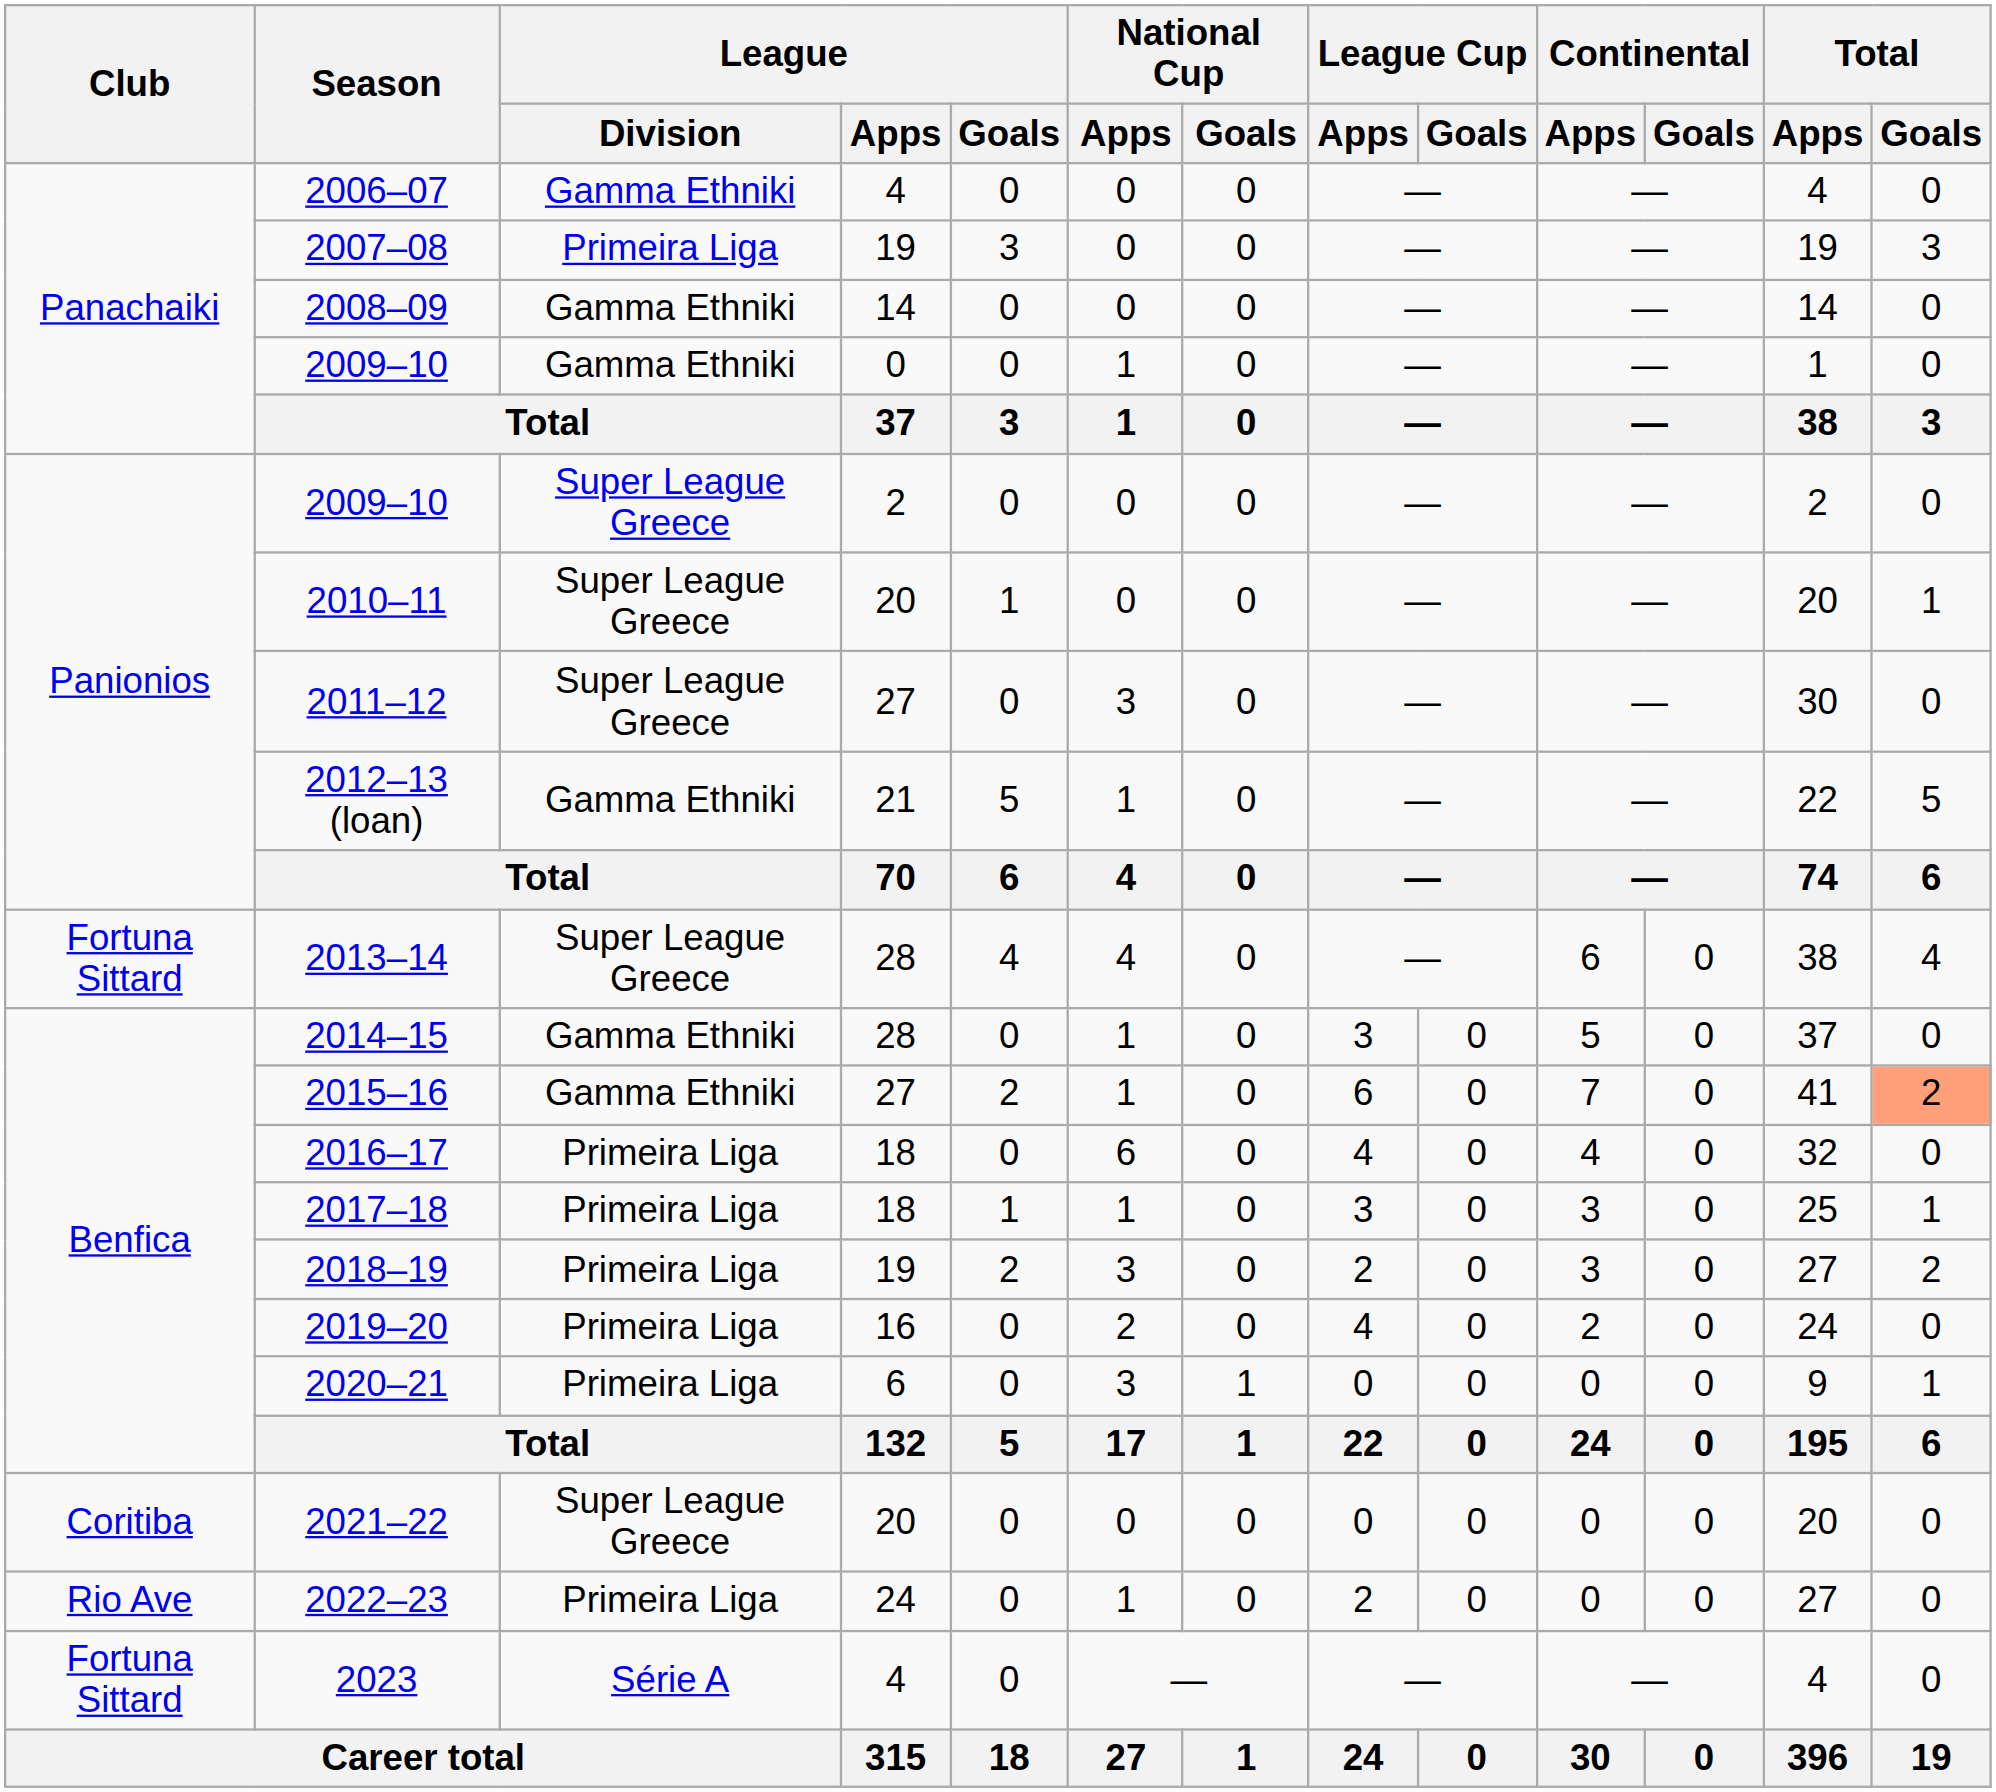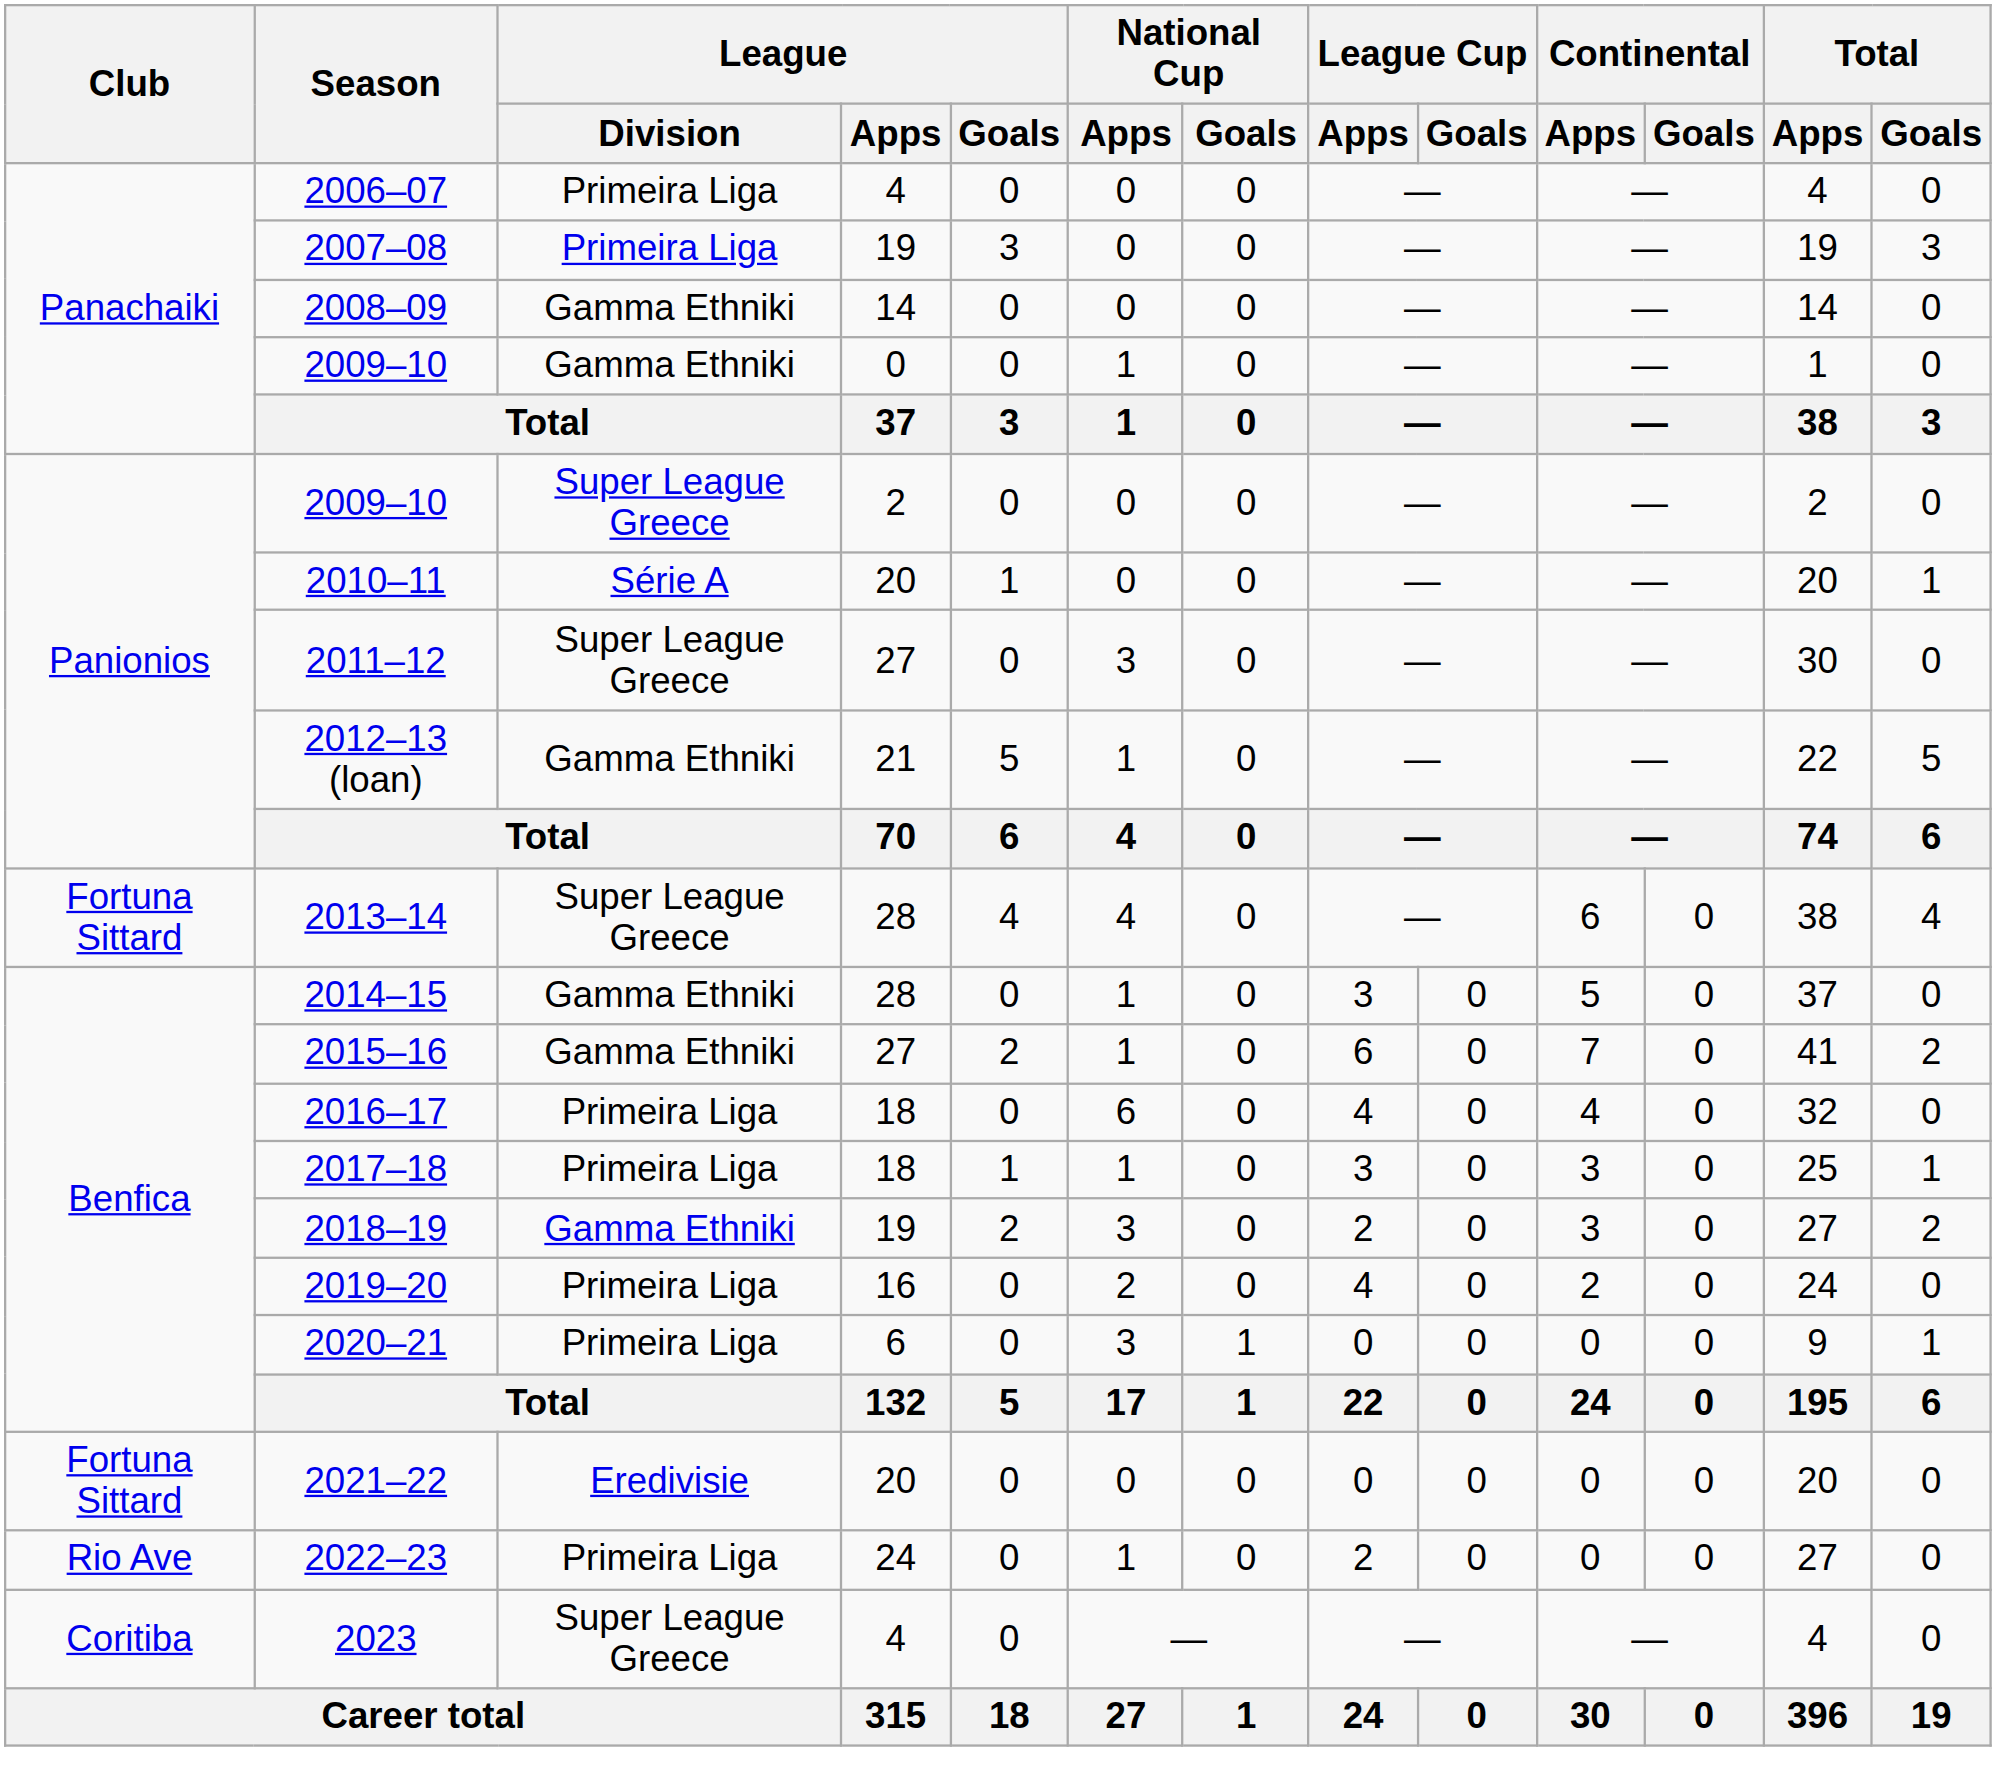(670, 190) Gamma Ethniki -> (670, 190) Primeira Liga
(670, 601) Super League Greece -> (670, 580) Série A
(1931, 1094) lightsalmon background -> (1931, 1053) no background
(670, 1268) Primeira Liga -> (670, 1227) Gamma Ethniki
(130, 1521) Coritiba -> (129, 1480) Fortuna Sittard
(670, 1521) Super League Greece -> (670, 1480) Eredivisie
(130, 1679) Fortuna Sittard -> (129, 1637) Coritiba
(670, 1679) Série A -> (670, 1637) Super League Greece
